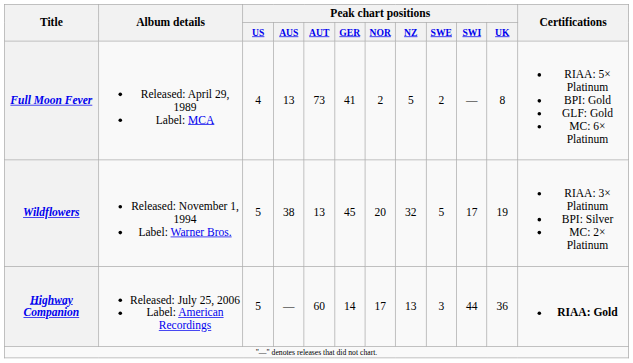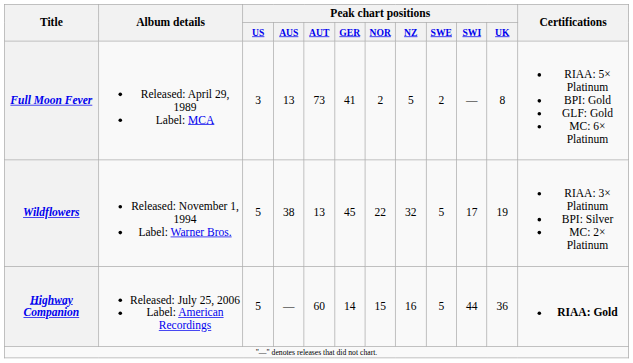(258, 100) 4 -> (258, 100) 3
(380, 213) 20 -> (380, 213) 22
(380, 306) 17 -> (380, 306) 15
(411, 306) 13 -> (411, 306) 16
(441, 306) 3 -> (441, 306) 5
